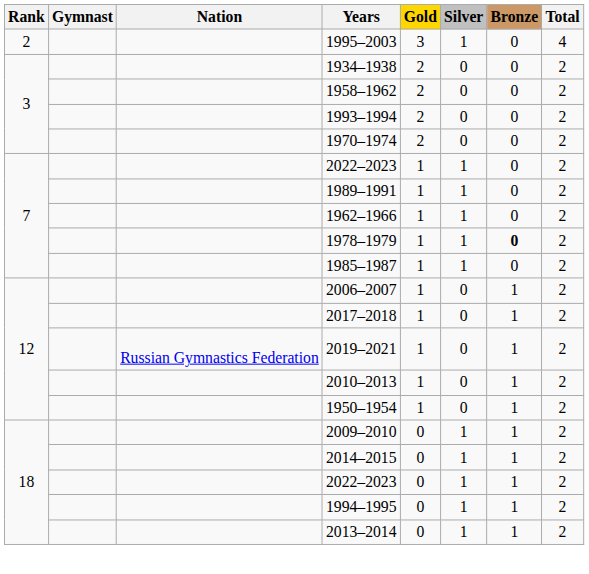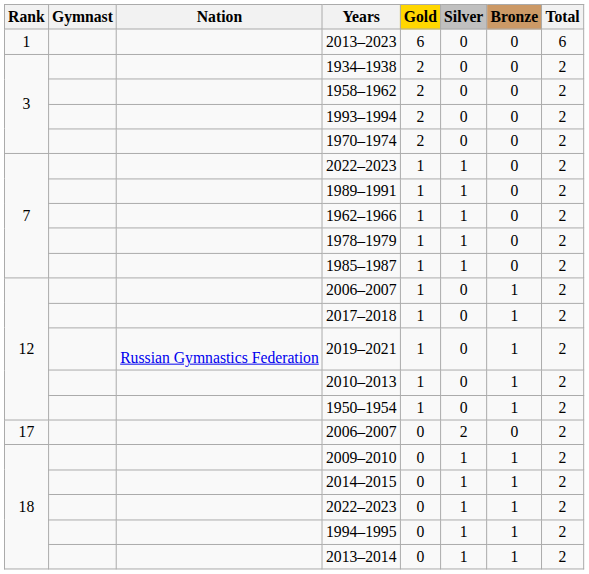+ row: (26, 41)
- row: (26, 41)
(514, 240) bold -> (514, 240) normal
+ row: (26, 432)
